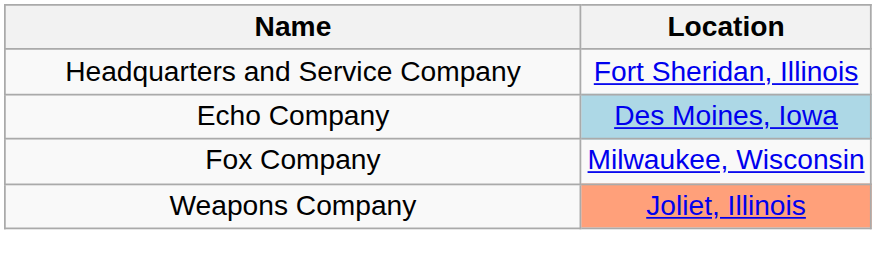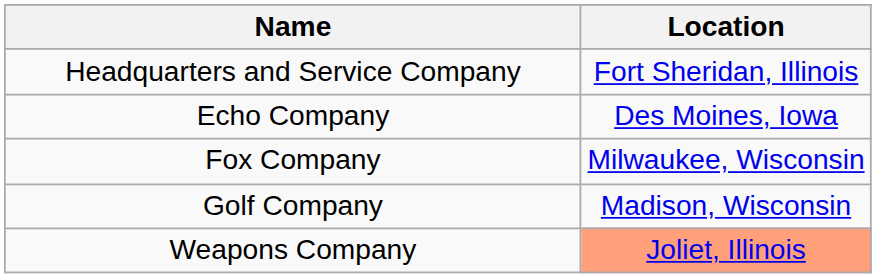(726, 116) lightblue background -> (726, 116) no background
+ row: (293, 205)
